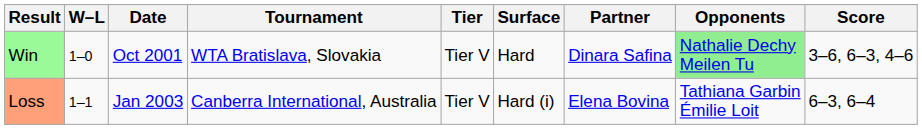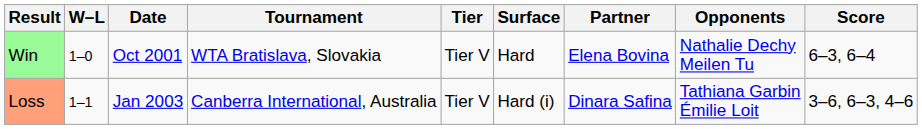(620, 54) Dinara Safina -> (619, 54) Elena Bovina
(738, 54) lightgreen background -> (738, 54) no background
(861, 54) 3–6, 6–3, 4–6 -> (842, 54) 6–3, 6–4
(619, 101) Elena Bovina -> (620, 101) Dinara Safina
(842, 101) 6–3, 6–4 -> (861, 101) 3–6, 6–3, 4–6
